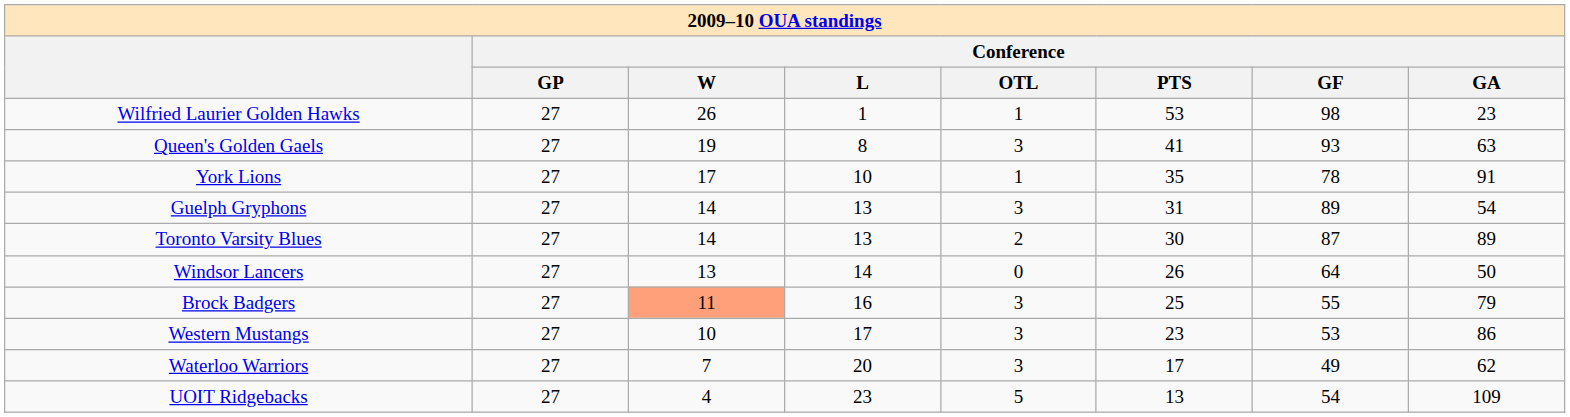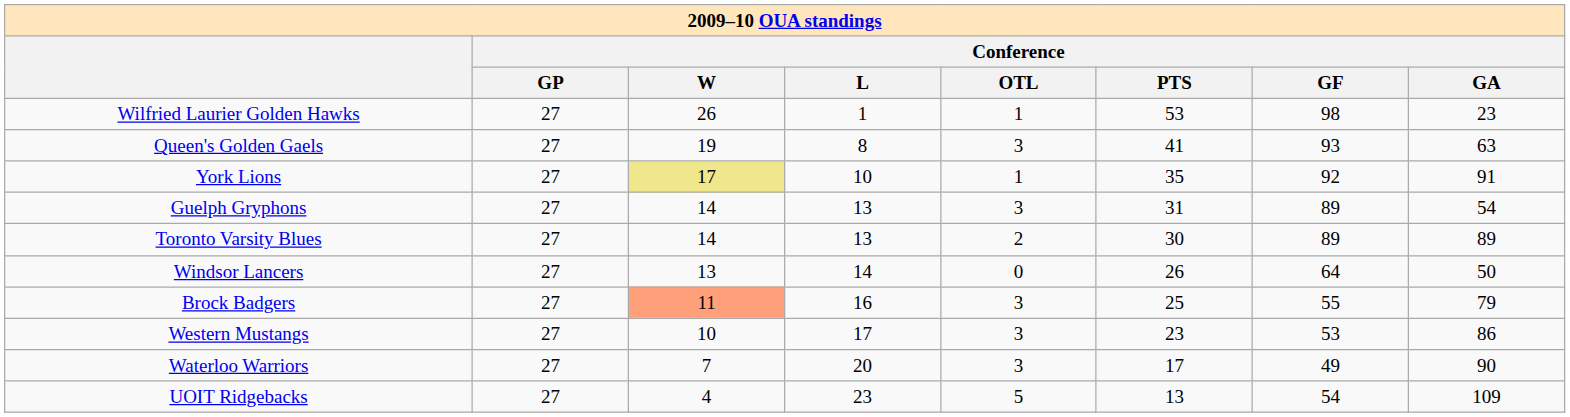(707, 176) no background -> (707, 176) khaki background
(1330, 176) 78 -> (1330, 176) 92
(1330, 239) 87 -> (1330, 239) 89
(1486, 364) 62 -> (1486, 364) 90
